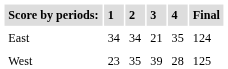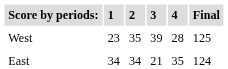rows swapped: (19, 38) <-> (20, 60)
